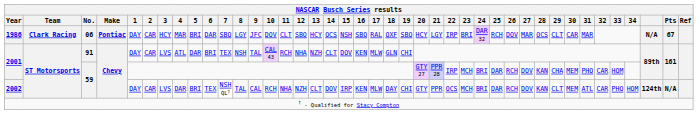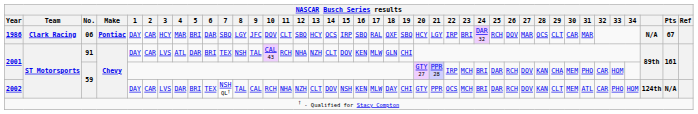(346, 34) NSH -> (346, 34) IRP
(346, 89) IRP -> (346, 89) NSH
